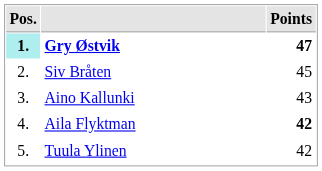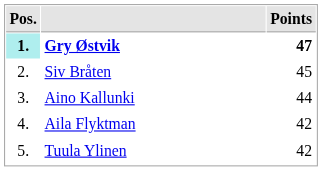(304, 98) 43 -> (304, 98) 44
(304, 124) bold -> (304, 124) normal
